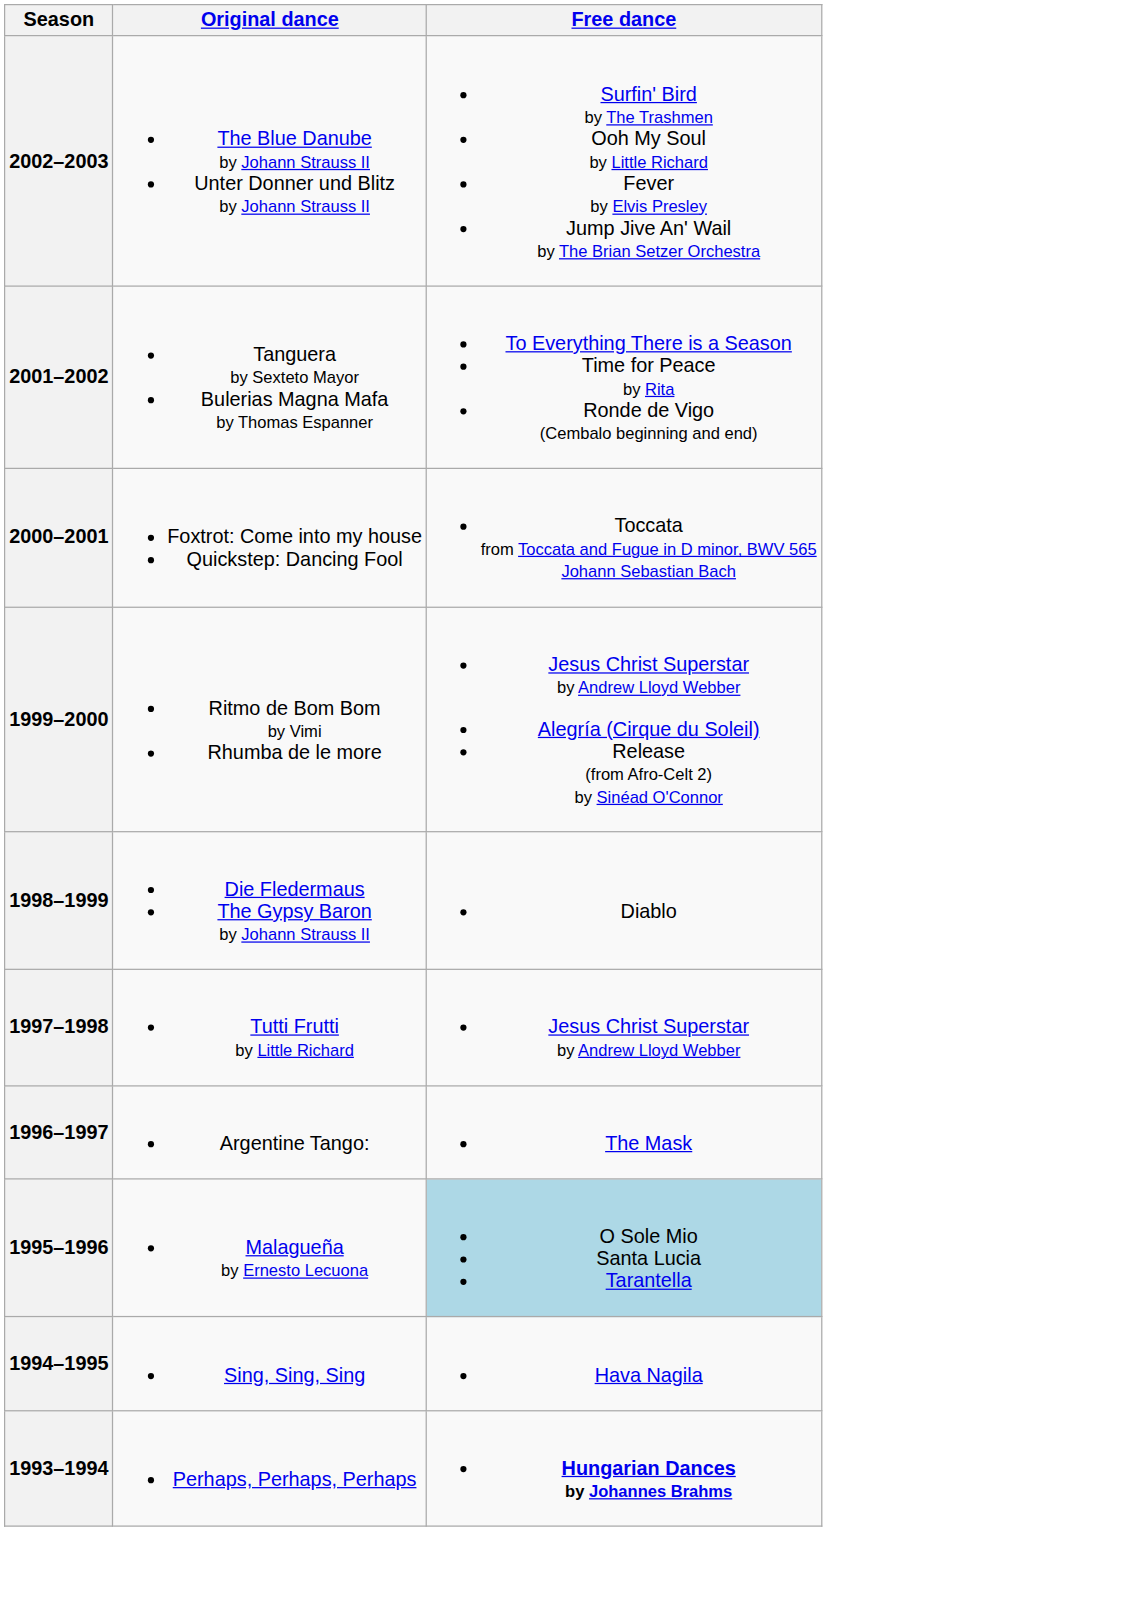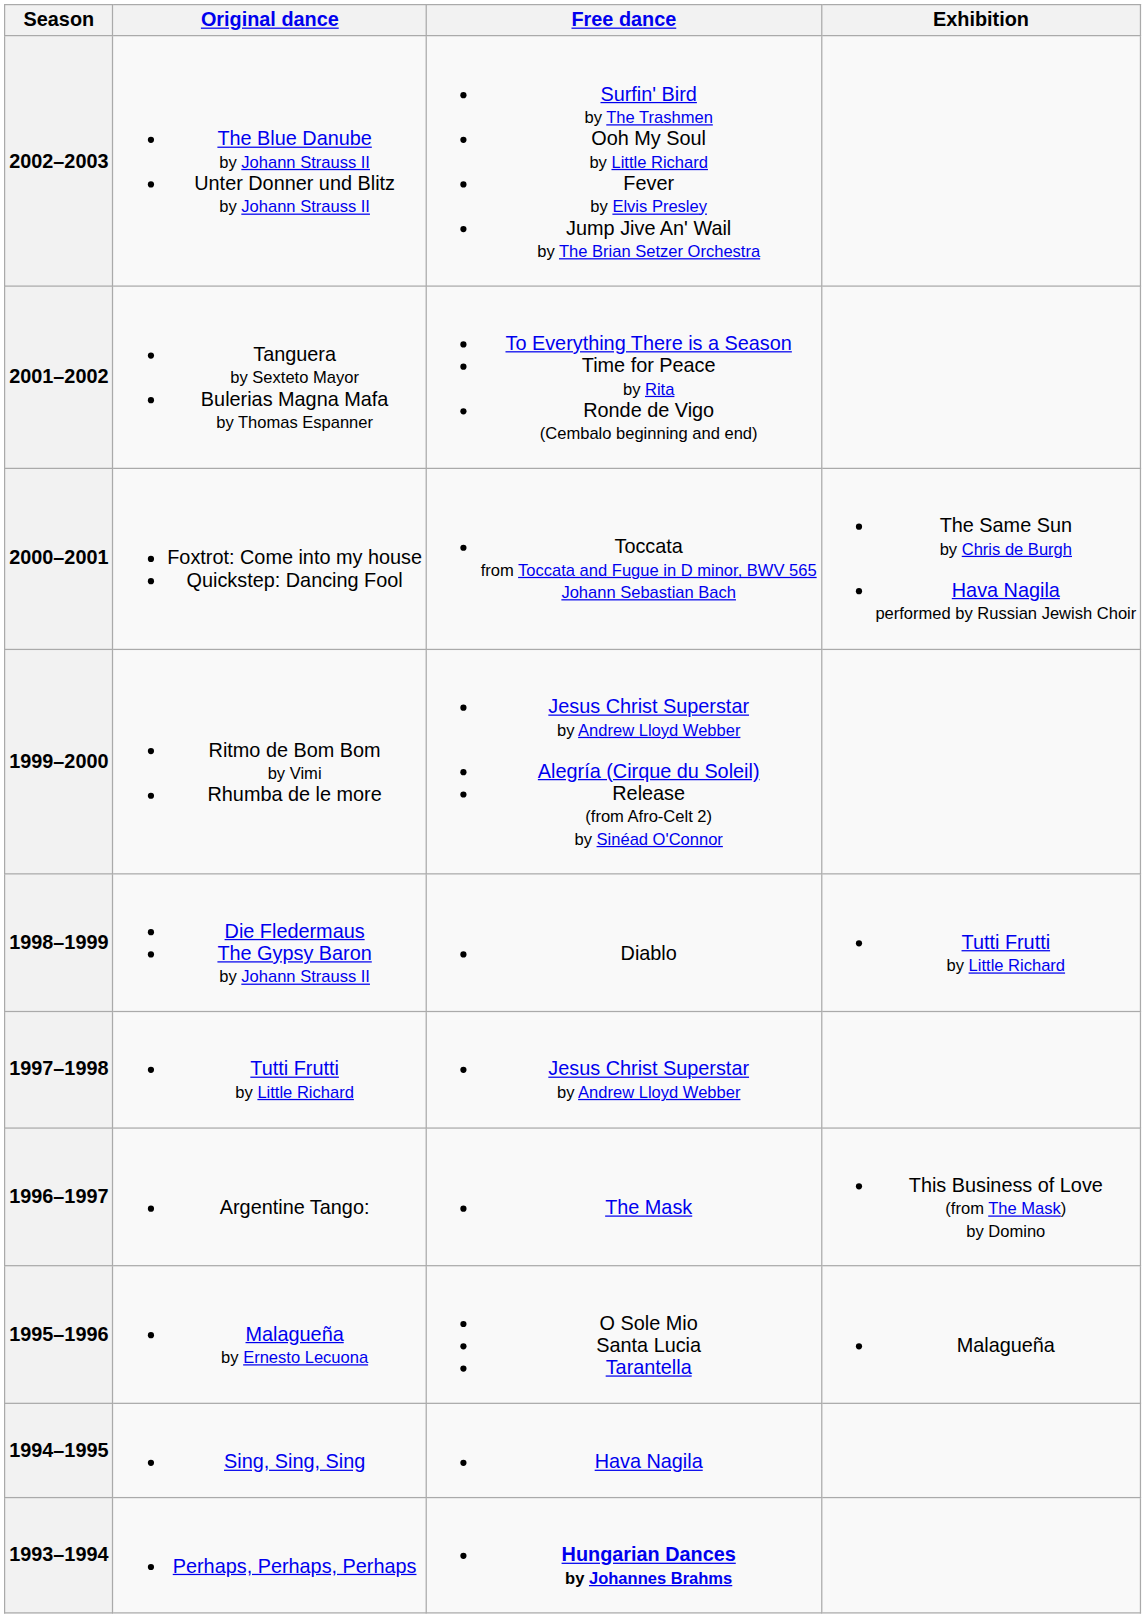+ column: (981, 20)
(624, 1259) lightblue background -> (624, 1346) no background
